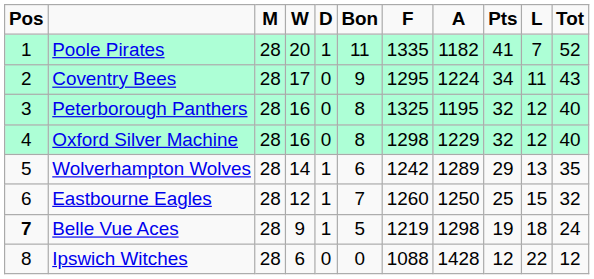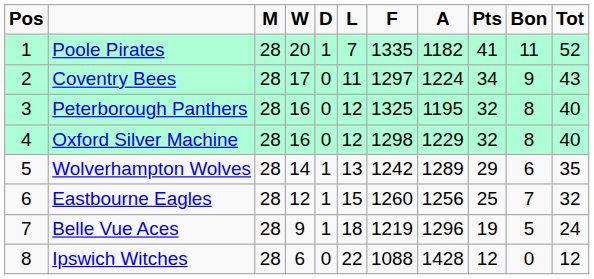columns swapped: (537, 19) <-> (360, 19)
(408, 79) 1295 -> (392, 79) 1297
(459, 199) 1250 -> (443, 199) 1256
(26, 229) bold -> (26, 229) normal
(459, 229) 1298 -> (443, 229) 1296
